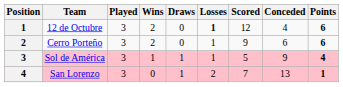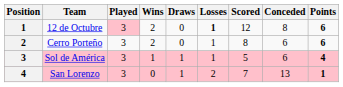(123, 27) no background -> (123, 27) pink background
(285, 27) 4 -> (285, 27) 8
(246, 43) 9 -> (246, 43) 8
(285, 58) 9 -> (285, 58) 6
